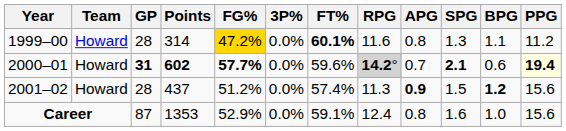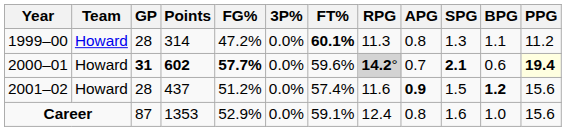(240, 41) gold background -> (240, 41) no background
(376, 41) 11.6 -> (376, 41) 11.3
(376, 89) 11.3 -> (376, 89) 11.6
